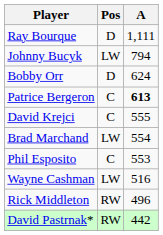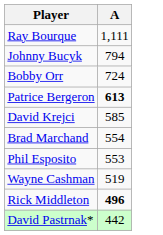- column: (111, 14)
(141, 76) 624 -> (115, 76) 724
(141, 117) 555 -> (115, 117) 585
(141, 179) 516 -> (115, 179) 519
(141, 199) normal -> (115, 199) bold
